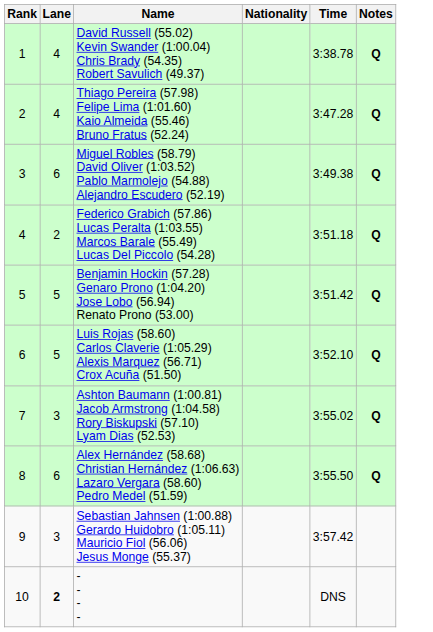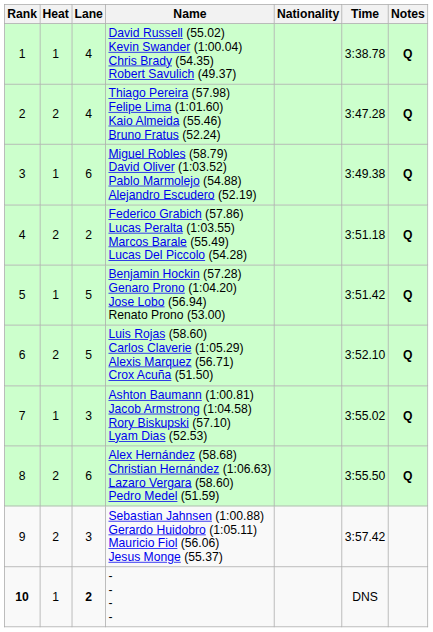+ column: (56, 14)
(22, 596) normal -> (22, 596) bold
